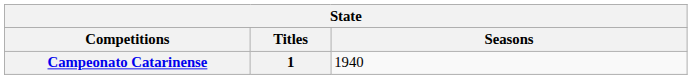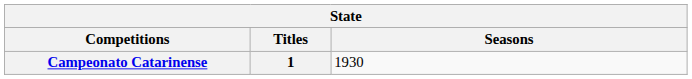(349, 62) 1940 -> (349, 62) 1930
